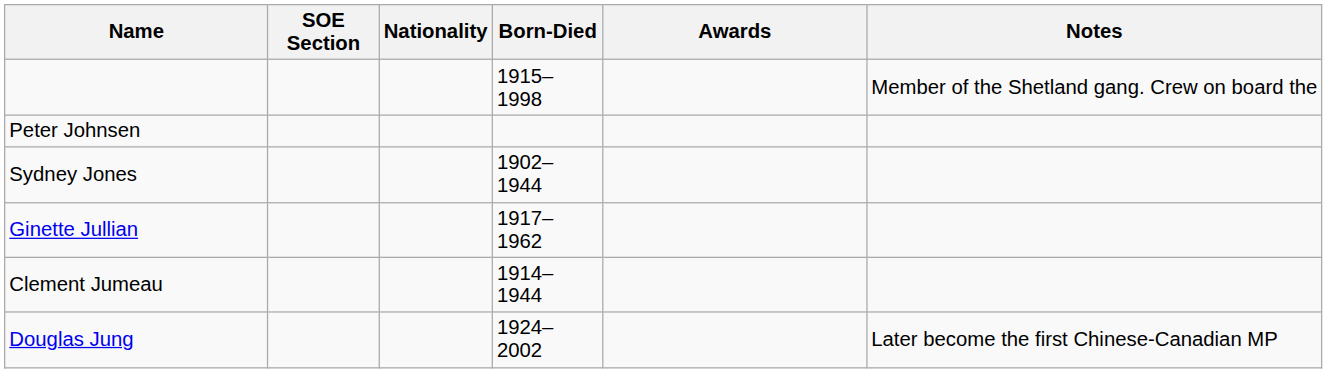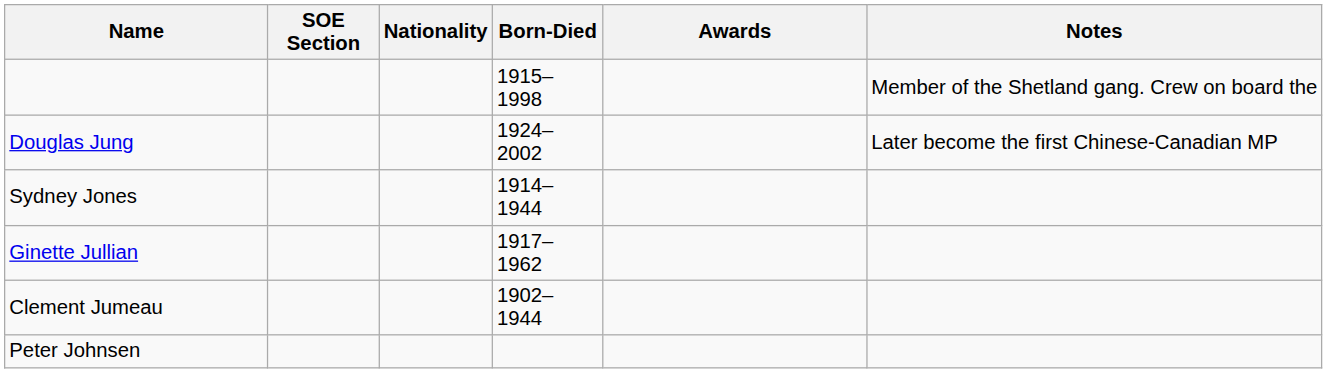rows swapped: (75, 130) <-> (71, 339)
(525, 174) 1902–1944 -> (525, 197) 1914–1944
(525, 284) 1914–1944 -> (525, 307) 1902–1944
